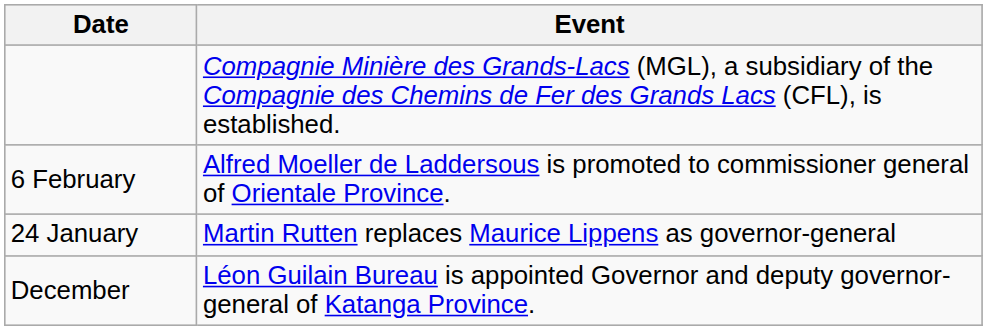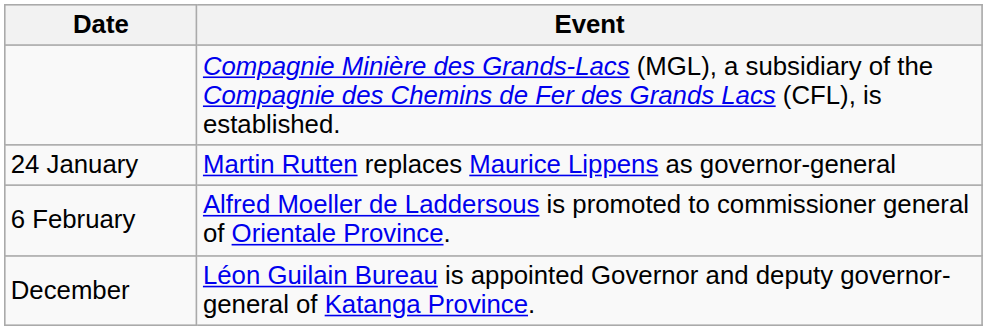rows swapped: (74, 234) <-> (73, 179)
